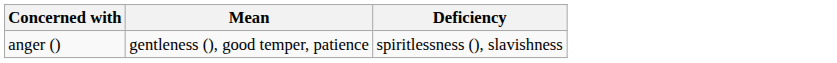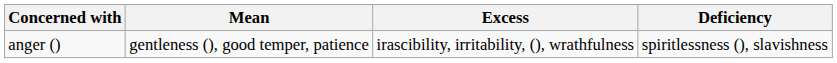+ column: (505, 17)
